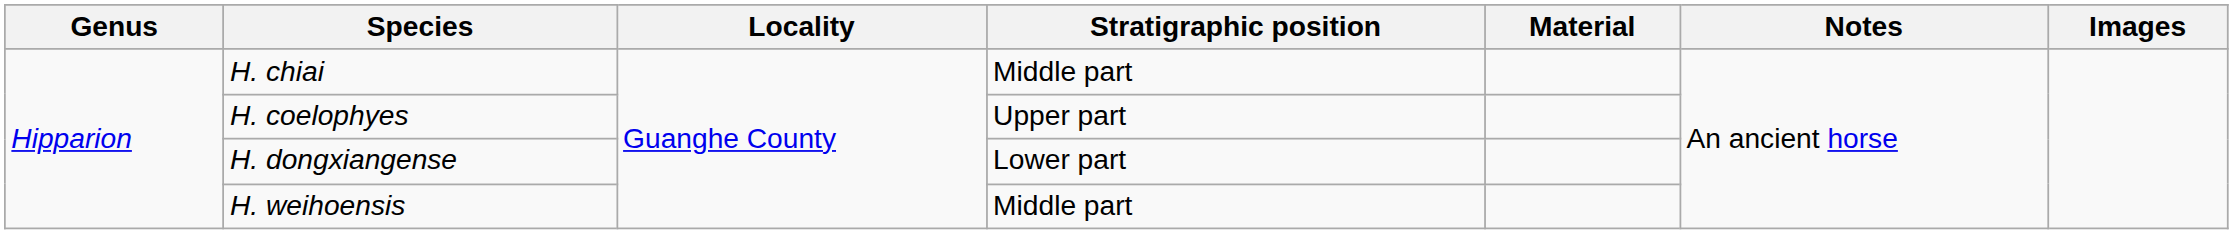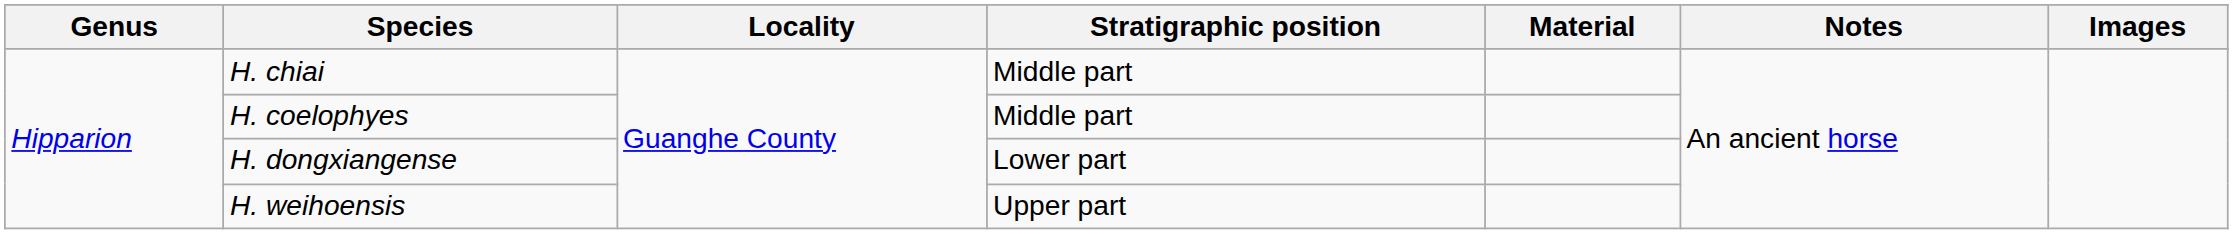(1060, 116) Upper part -> (1063, 116) Middle part
(1063, 205) Middle part -> (1060, 205) Upper part
